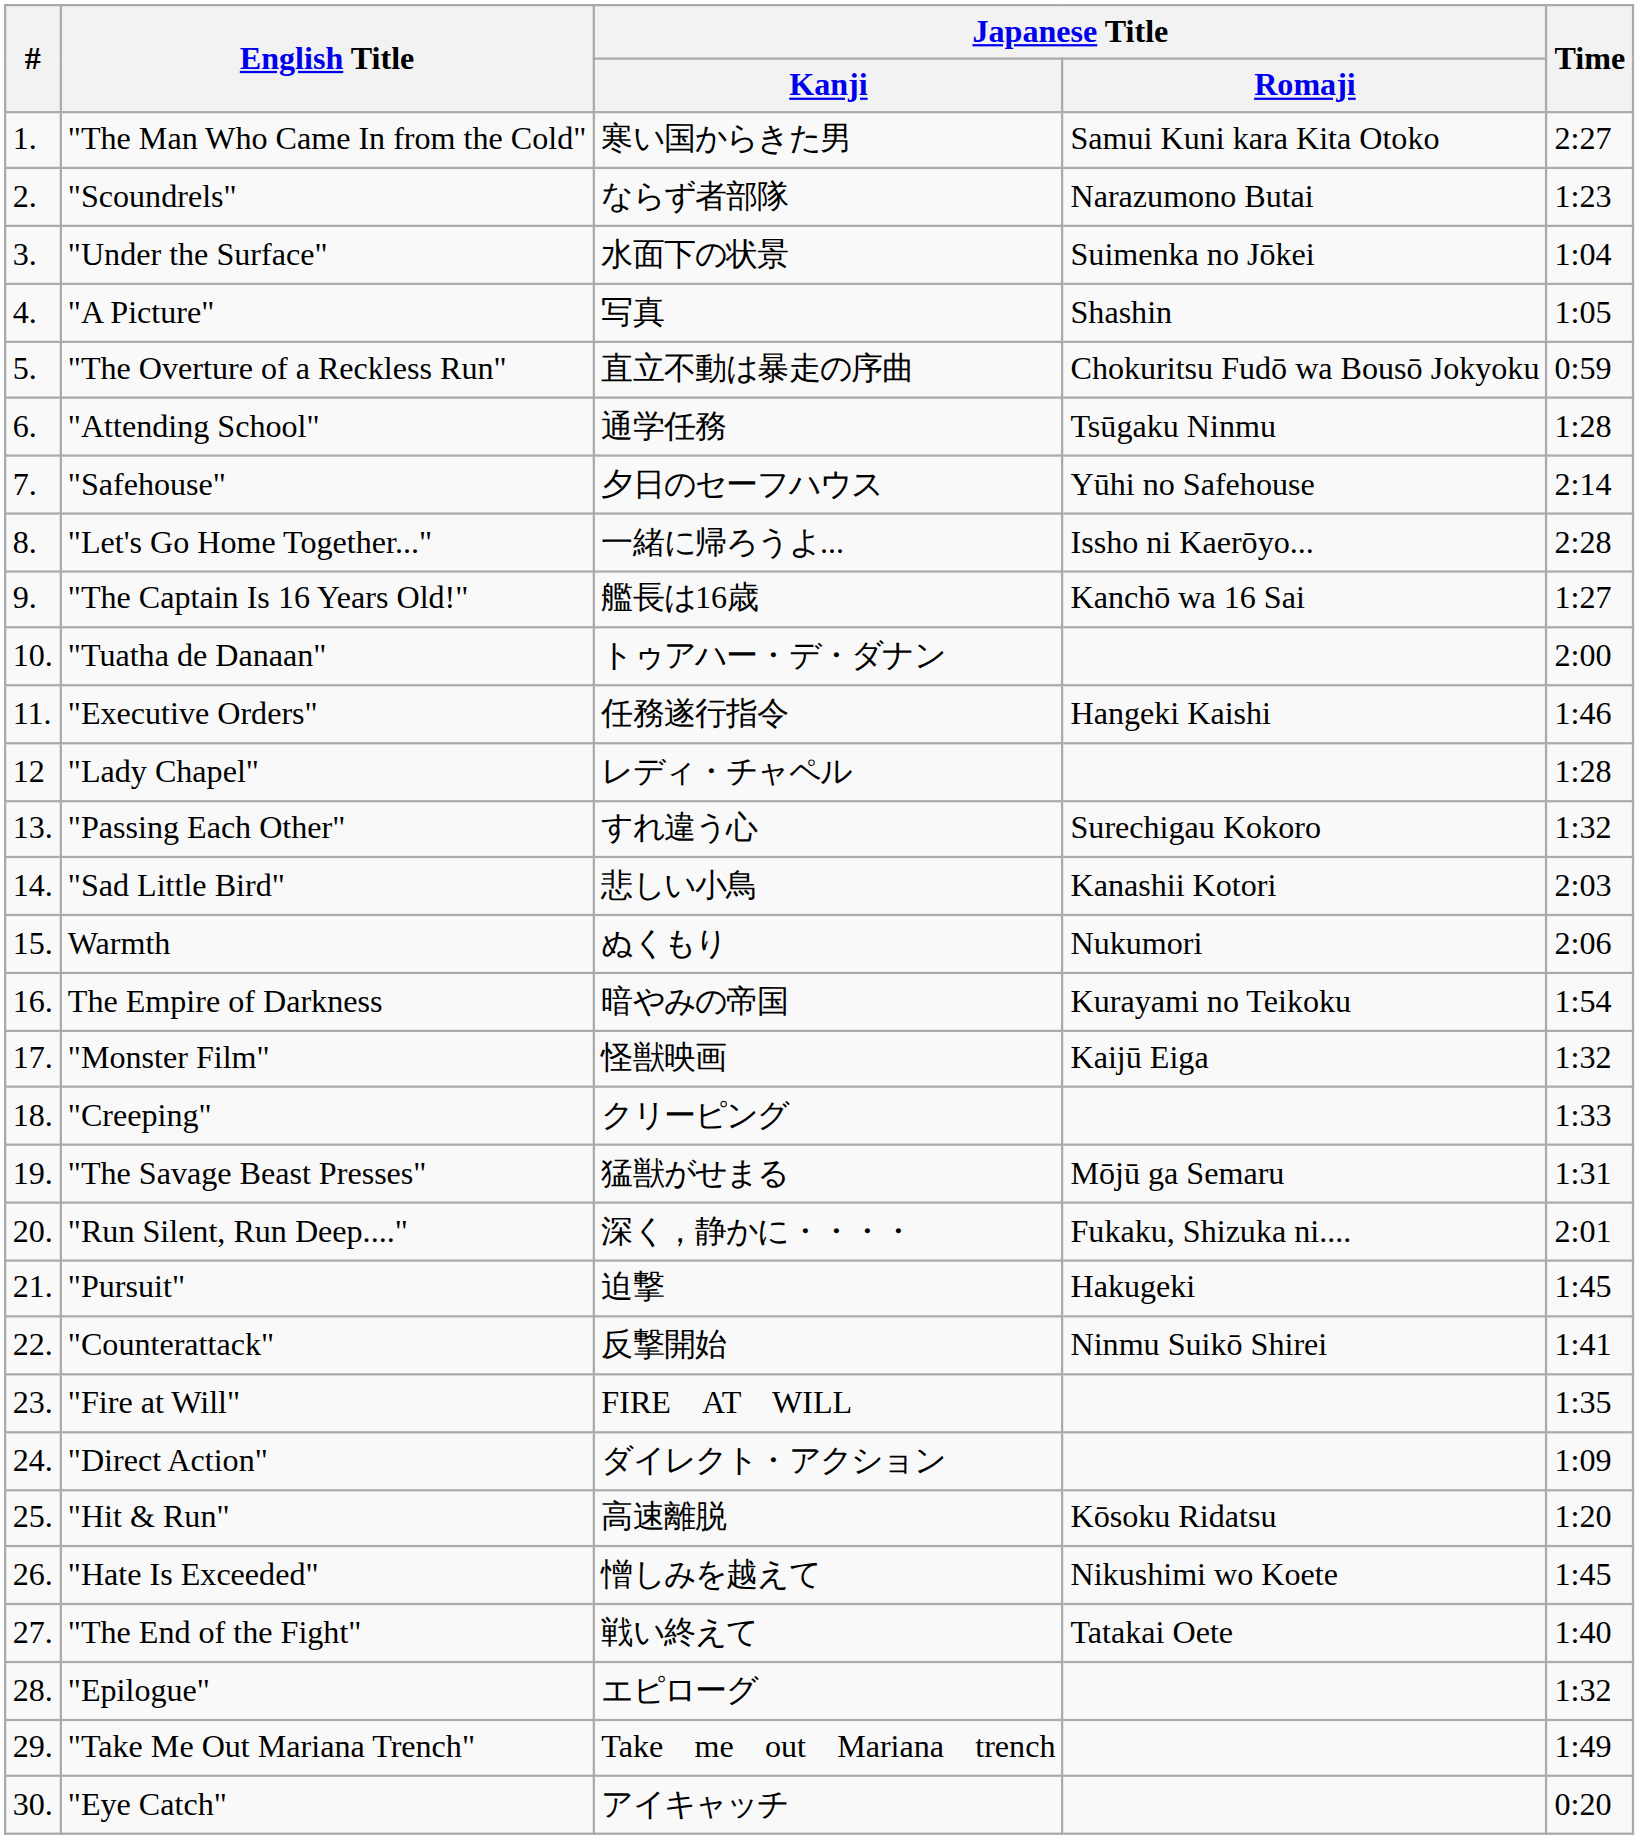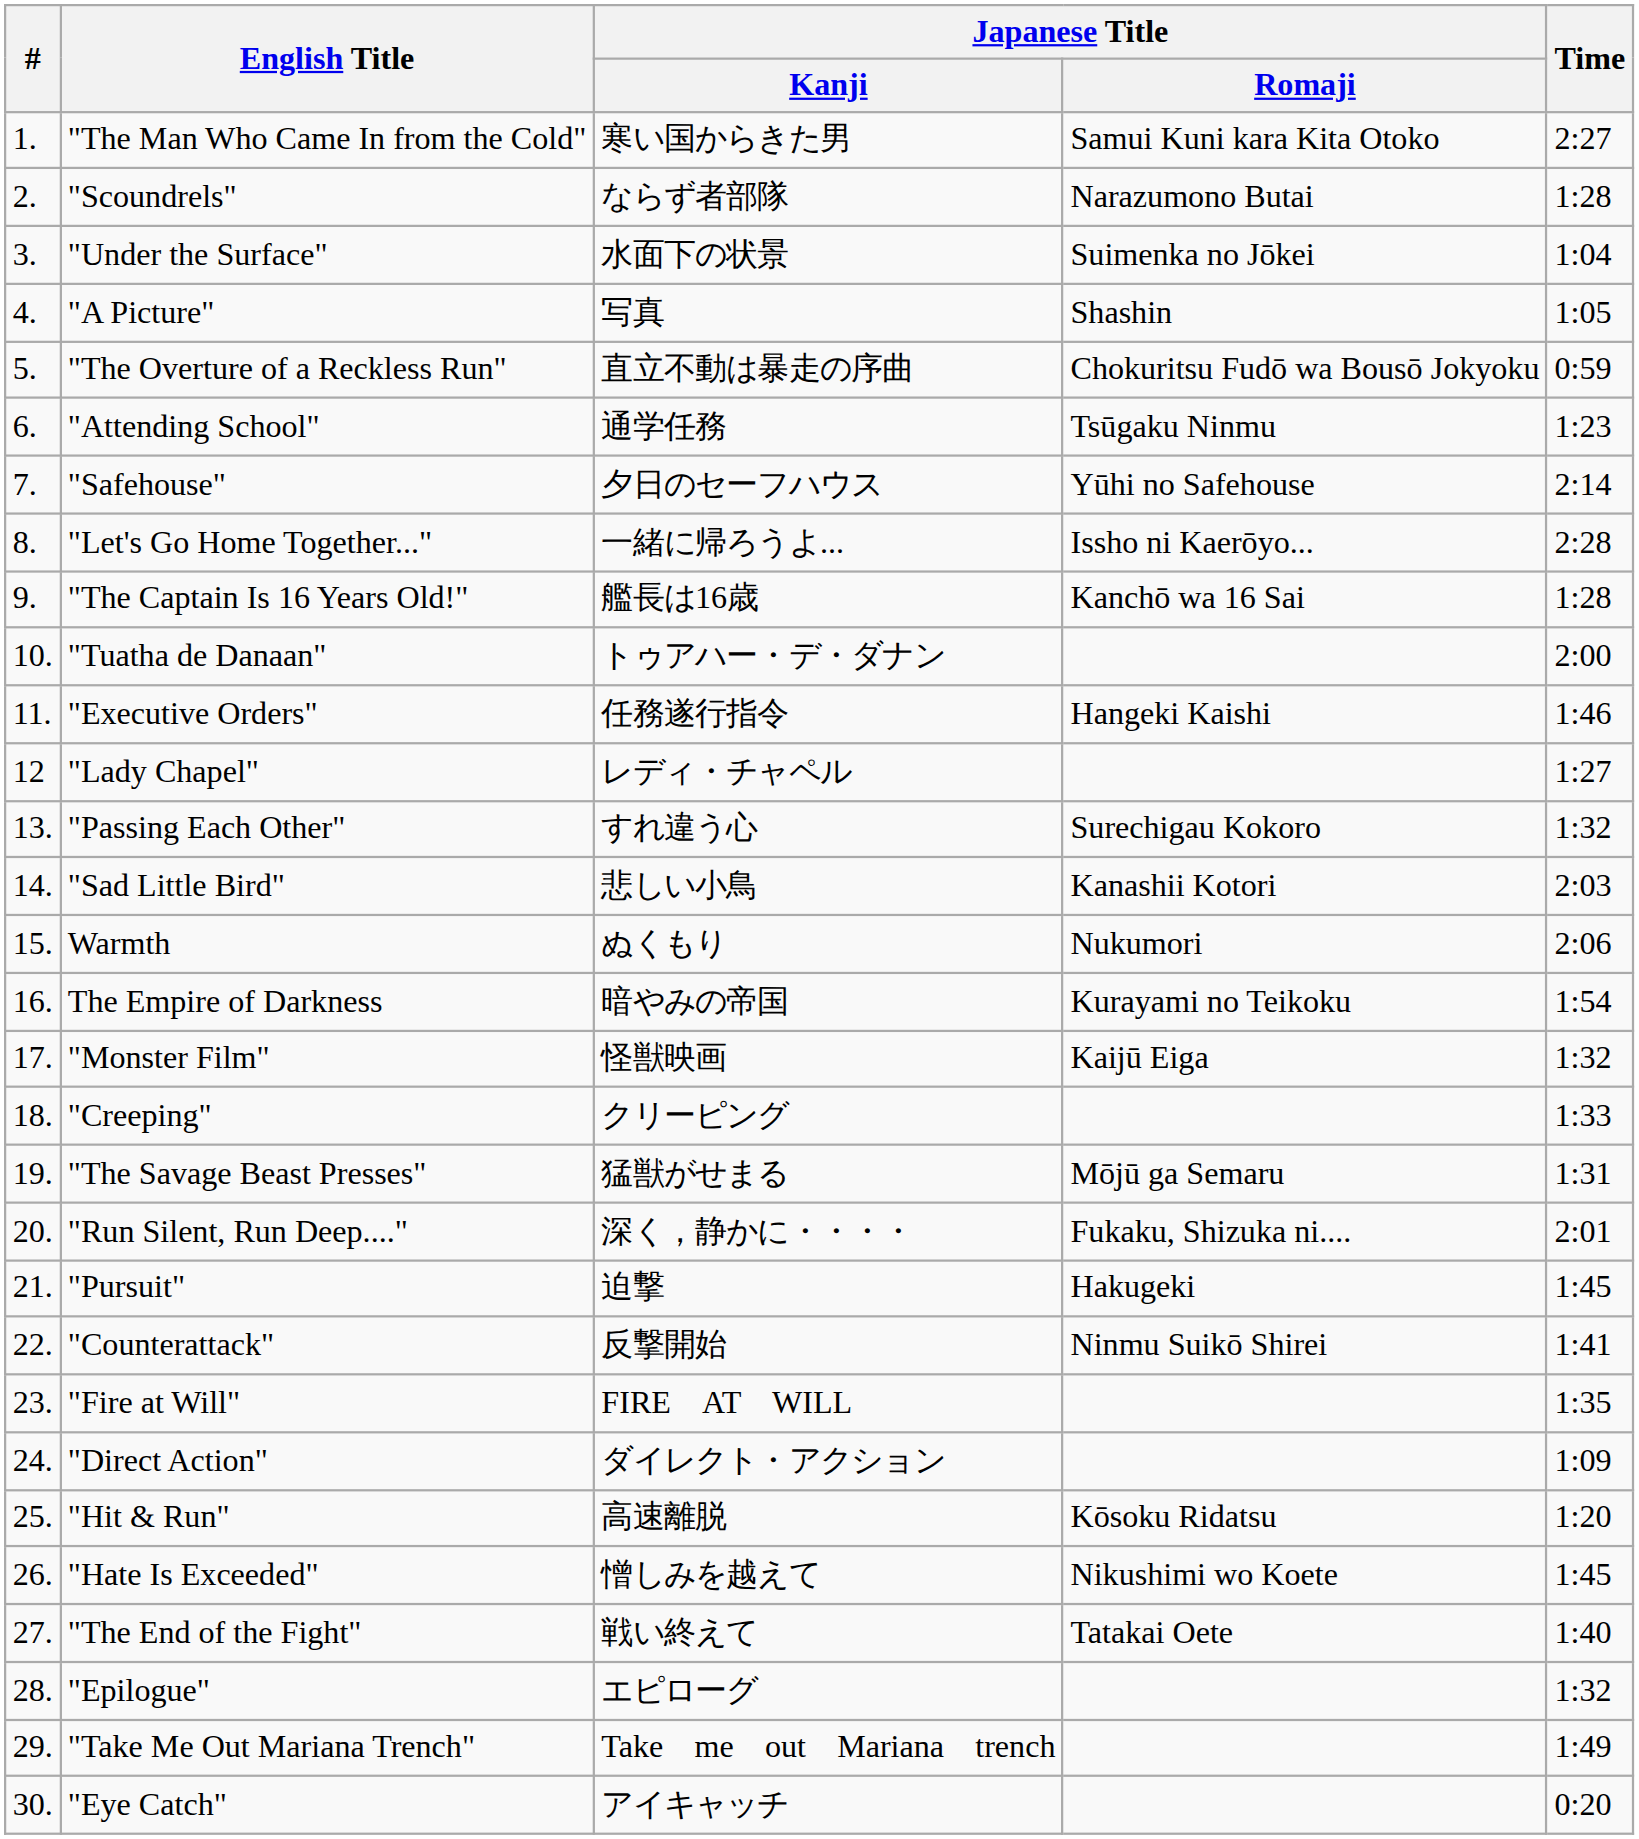(1583, 196) 1:23 -> (1583, 196) 1:28
(1583, 426) 1:28 -> (1583, 426) 1:23
(1583, 598) 1:27 -> (1583, 598) 1:28
(1583, 771) 1:28 -> (1583, 771) 1:27
